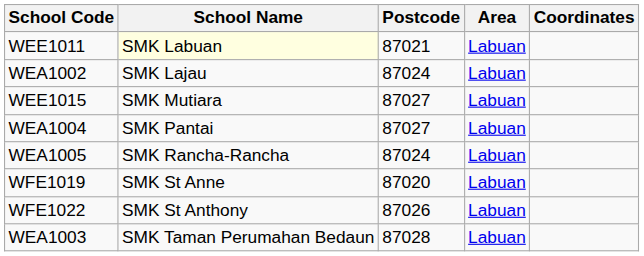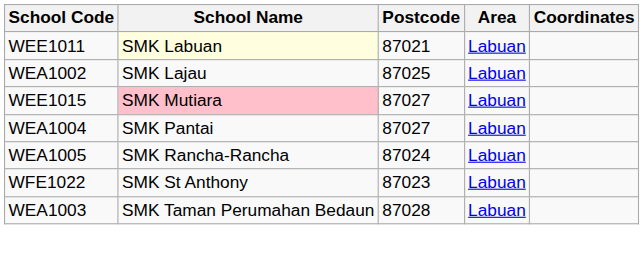(406, 73) 87024 -> (406, 73) 87025
(172, 100) no background -> (172, 100) pink background
- row: (47, 182)
(406, 210) 87026 -> (406, 182) 87023
